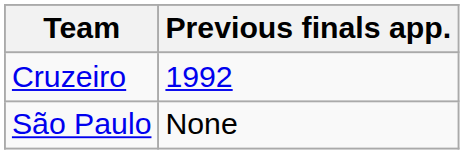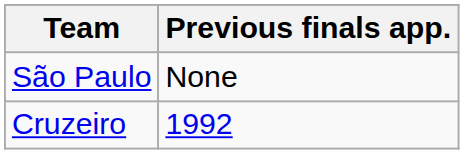rows swapped: (82, 124) <-> (69, 76)
